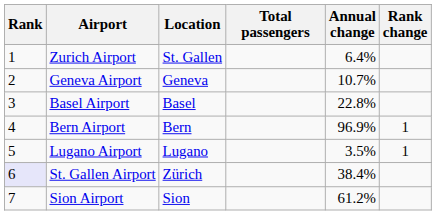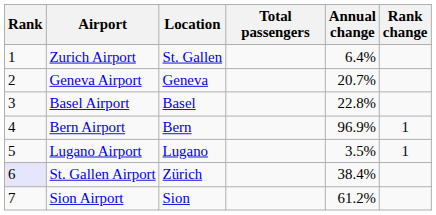(357, 80) 10.7% -> (357, 80) 20.7%
